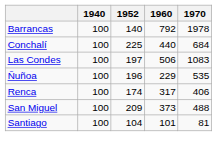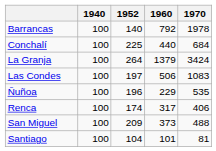+ row: (29, 60)
